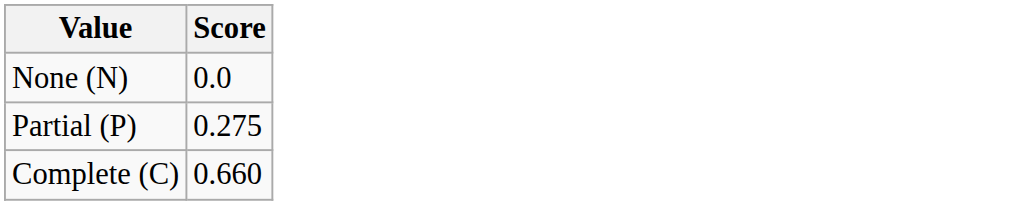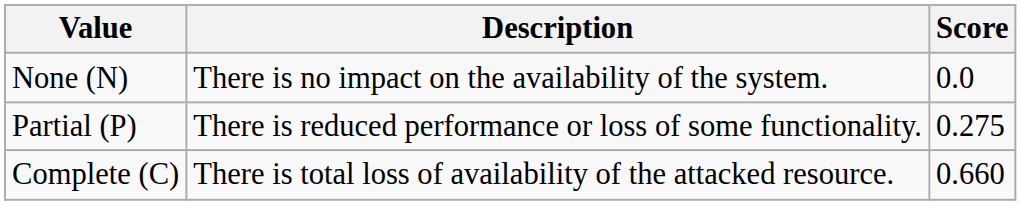+ column: (558, 28)
